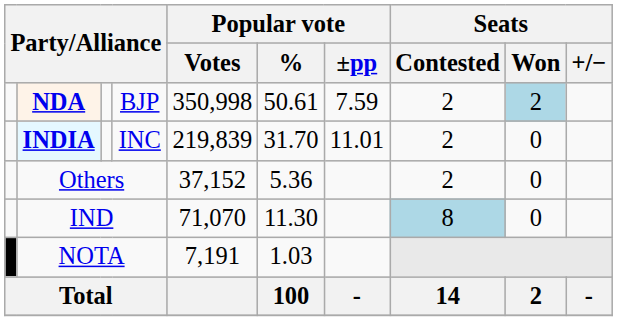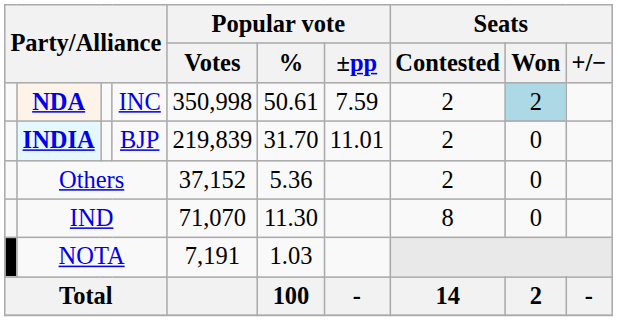(140, 101) BJP -> (140, 101) INC
(140, 140) INC -> (140, 140) BJP
(448, 218) lightblue background -> (448, 218) no background
